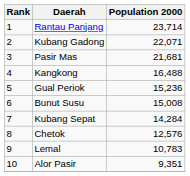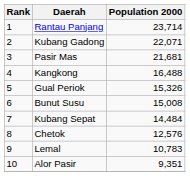(168, 88) 15,236 -> (168, 88) 15,326
(168, 118) 14,284 -> (168, 118) 14,484
